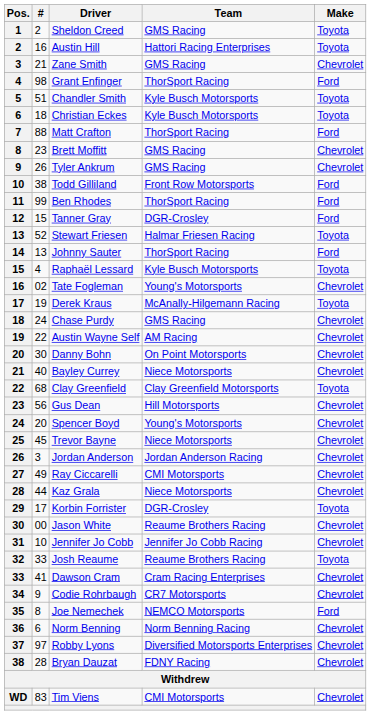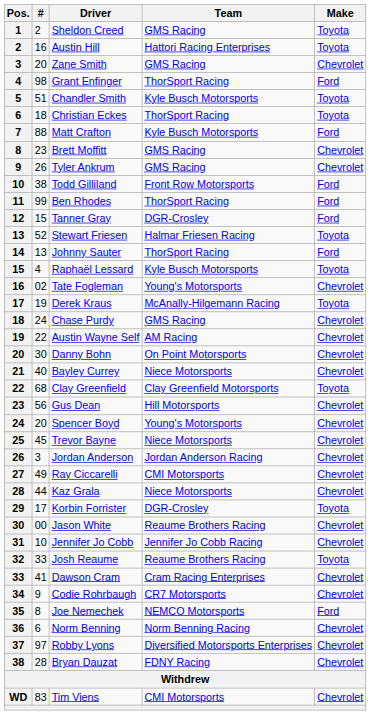(41, 64) 21 -> (41, 64) 20
(201, 116) Kyle Busch Motorsports -> (187, 116) ThorSport Racing
(187, 133) ThorSport Racing -> (201, 133) Kyle Busch Motorsports
